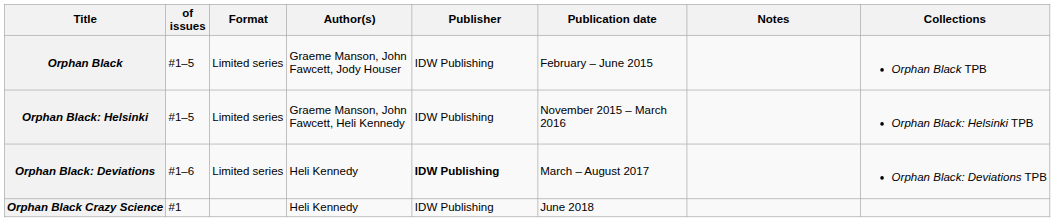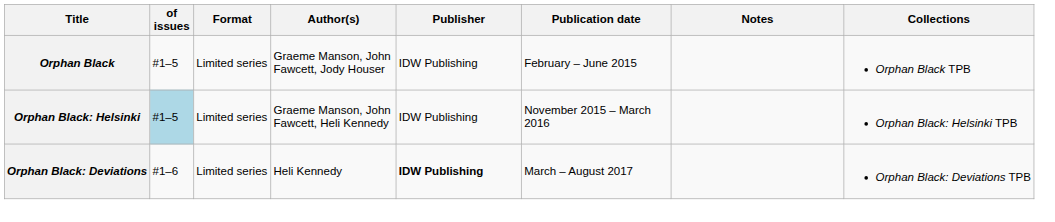(181, 117) no background -> (165, 117) lightblue background
- row: (85, 207)
